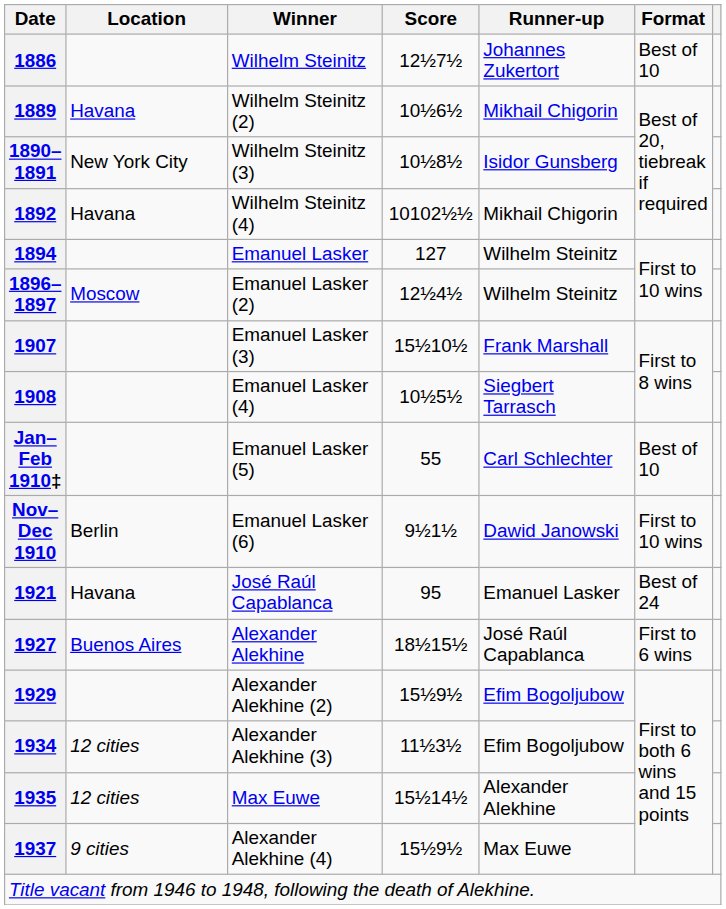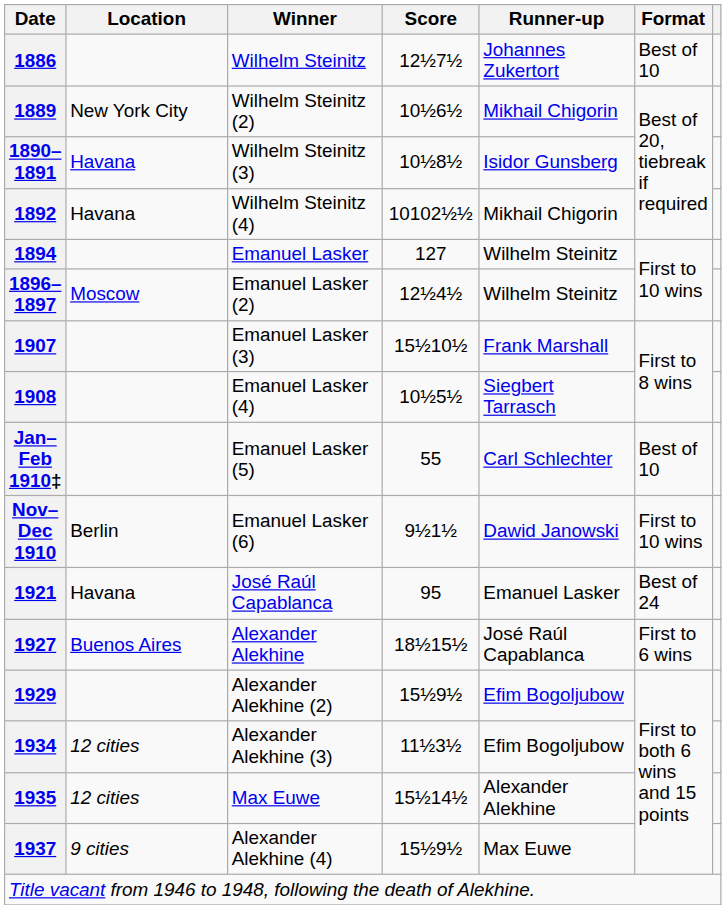(103, 111) Havana -> (129, 111) New York City
(129, 162) New York City -> (103, 162) Havana
